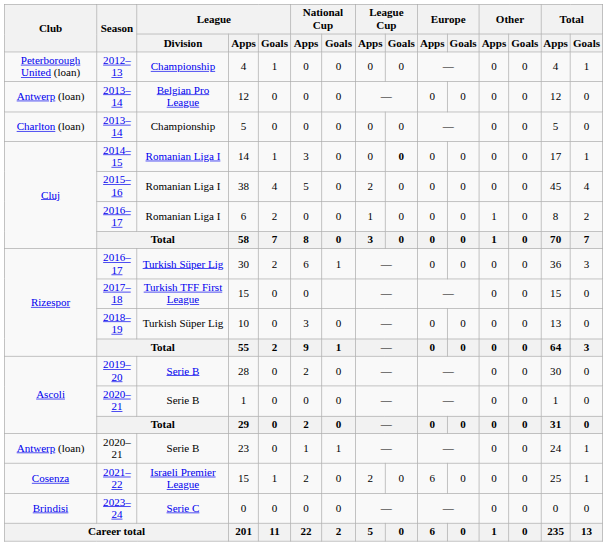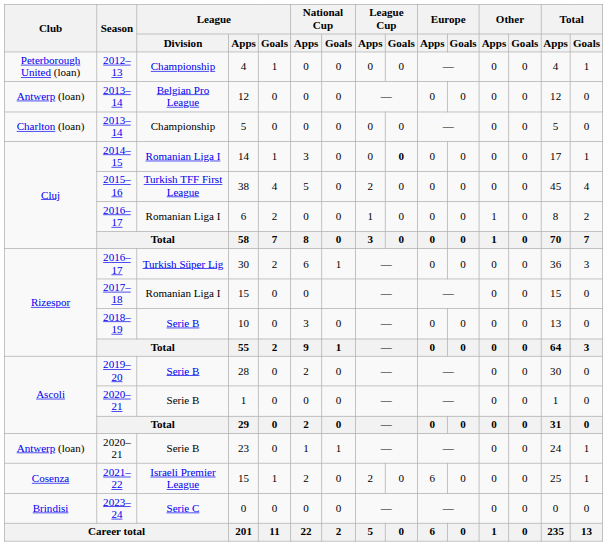(183, 186) Romanian Liga I -> (183, 186) Turkish TFF First League
(183, 293) Turkish TFF First League -> (183, 293) Romanian Liga I
(183, 323) Turkish Süper Lig -> (183, 323) Serie B
